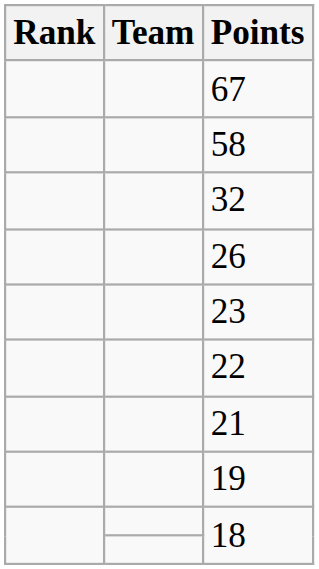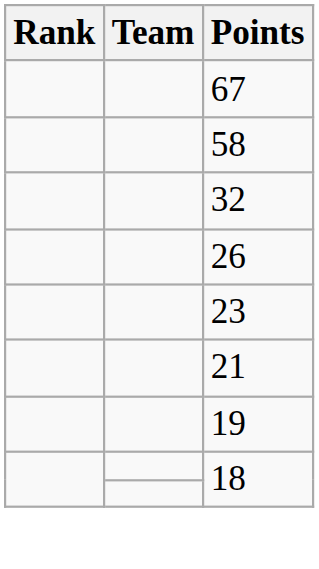- row: (54, 368)
